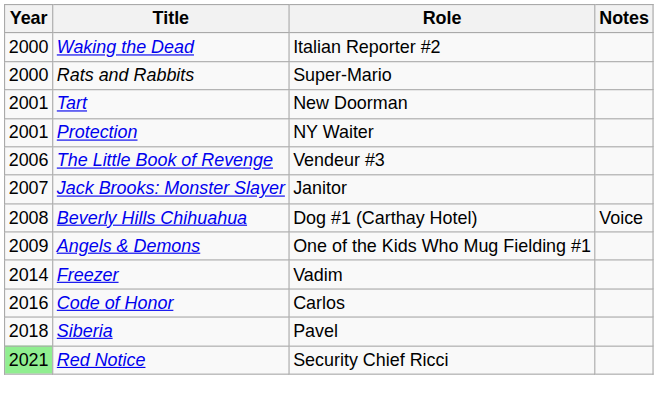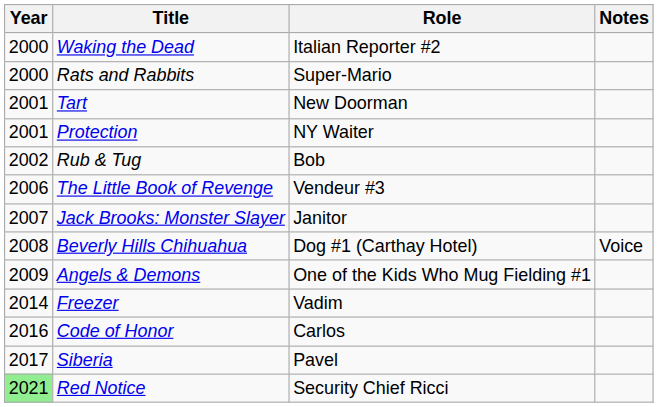+ row: (99, 160)
(29, 331) 2018 -> (29, 359) 2017
